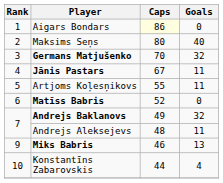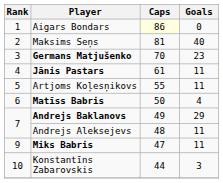(160, 41) 80 -> (160, 41) 81
(199, 56) 32 -> (199, 56) 23
(160, 71) 67 -> (160, 71) 61
(160, 101) 52 -> (160, 101) 50
(199, 101) 0 -> (199, 101) 4
(199, 116) 32 -> (199, 116) 29
(160, 145) 46 -> (160, 145) 47
(199, 145) 13 -> (199, 145) 11
(199, 165) 4 -> (199, 165) 3
